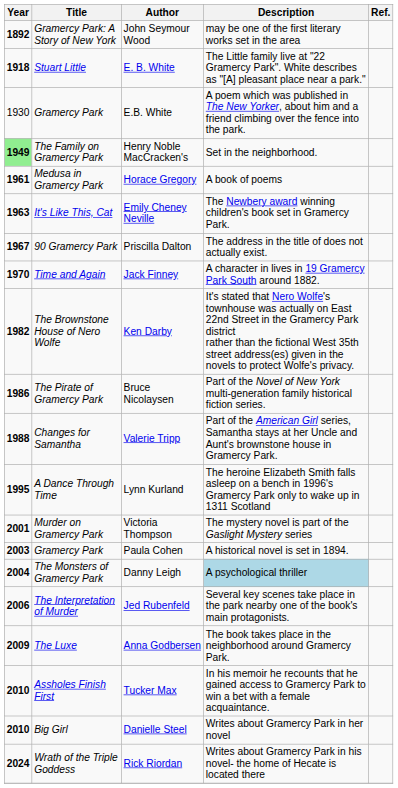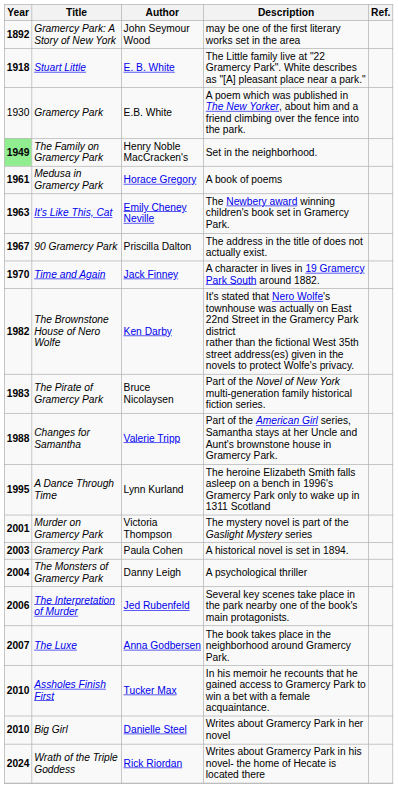(18, 393) 1986 -> (18, 393) 1983
(256, 573) lightblue background -> (256, 573) no background
(18, 645) 2009 -> (18, 645) 2007
